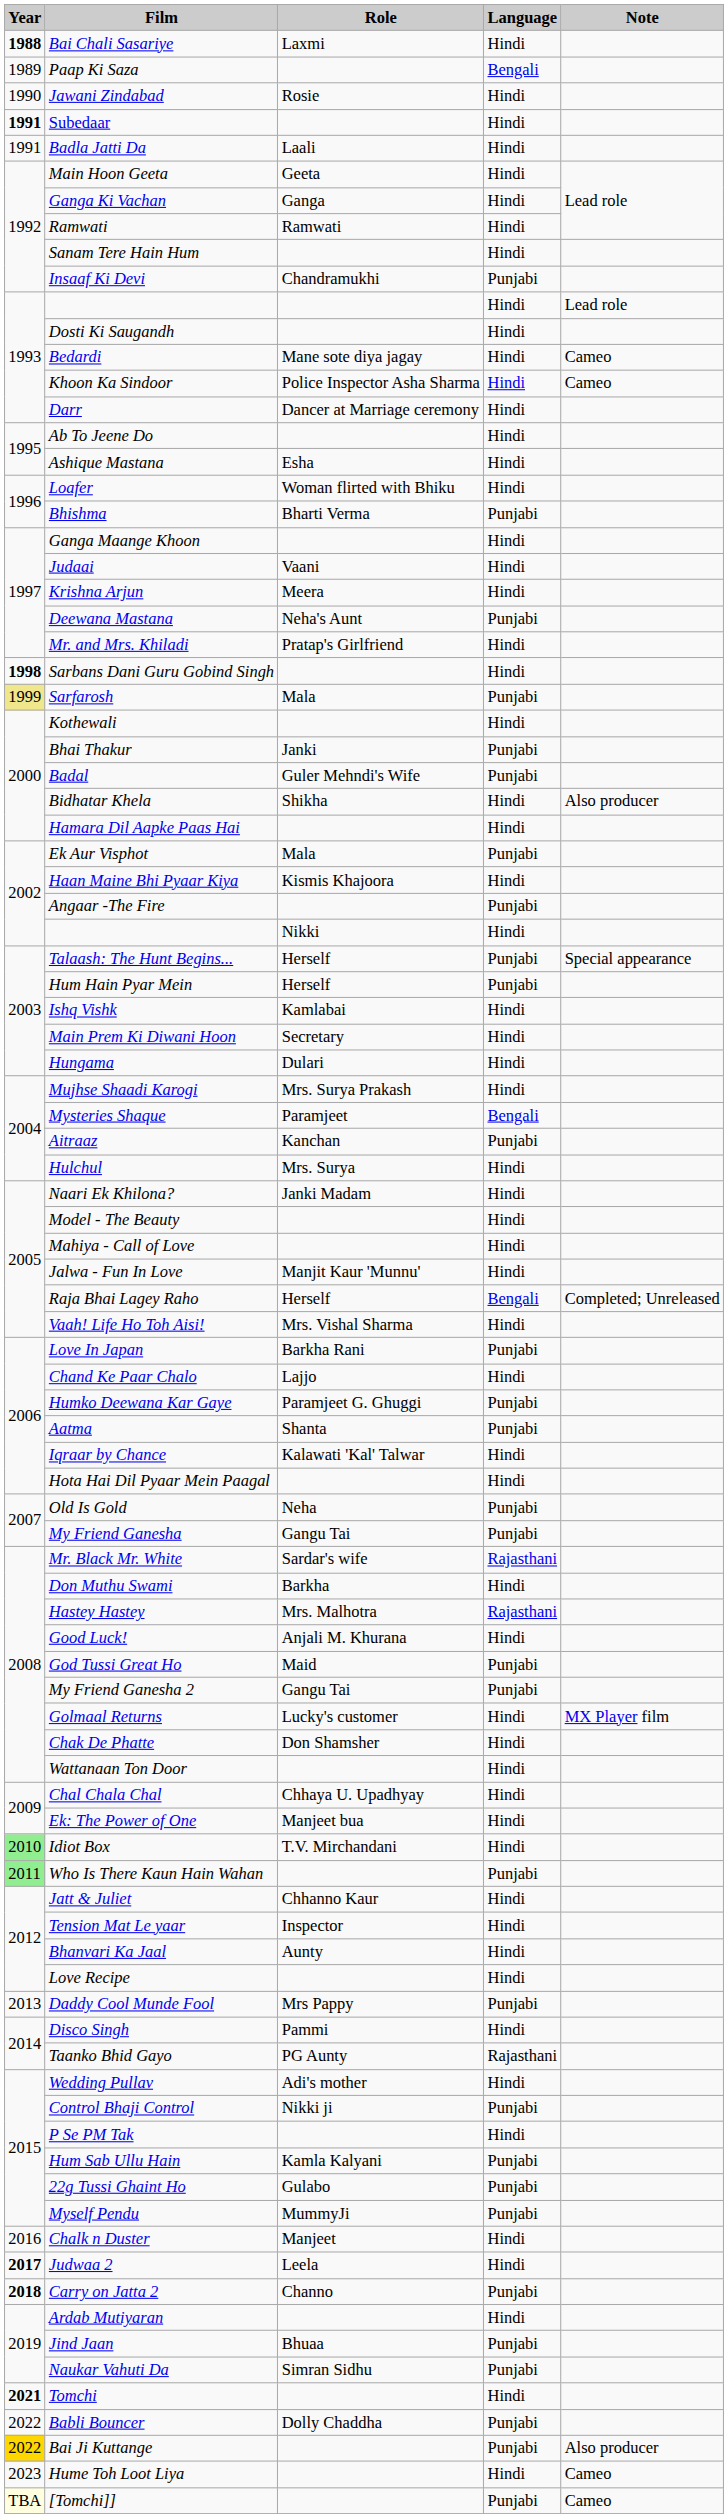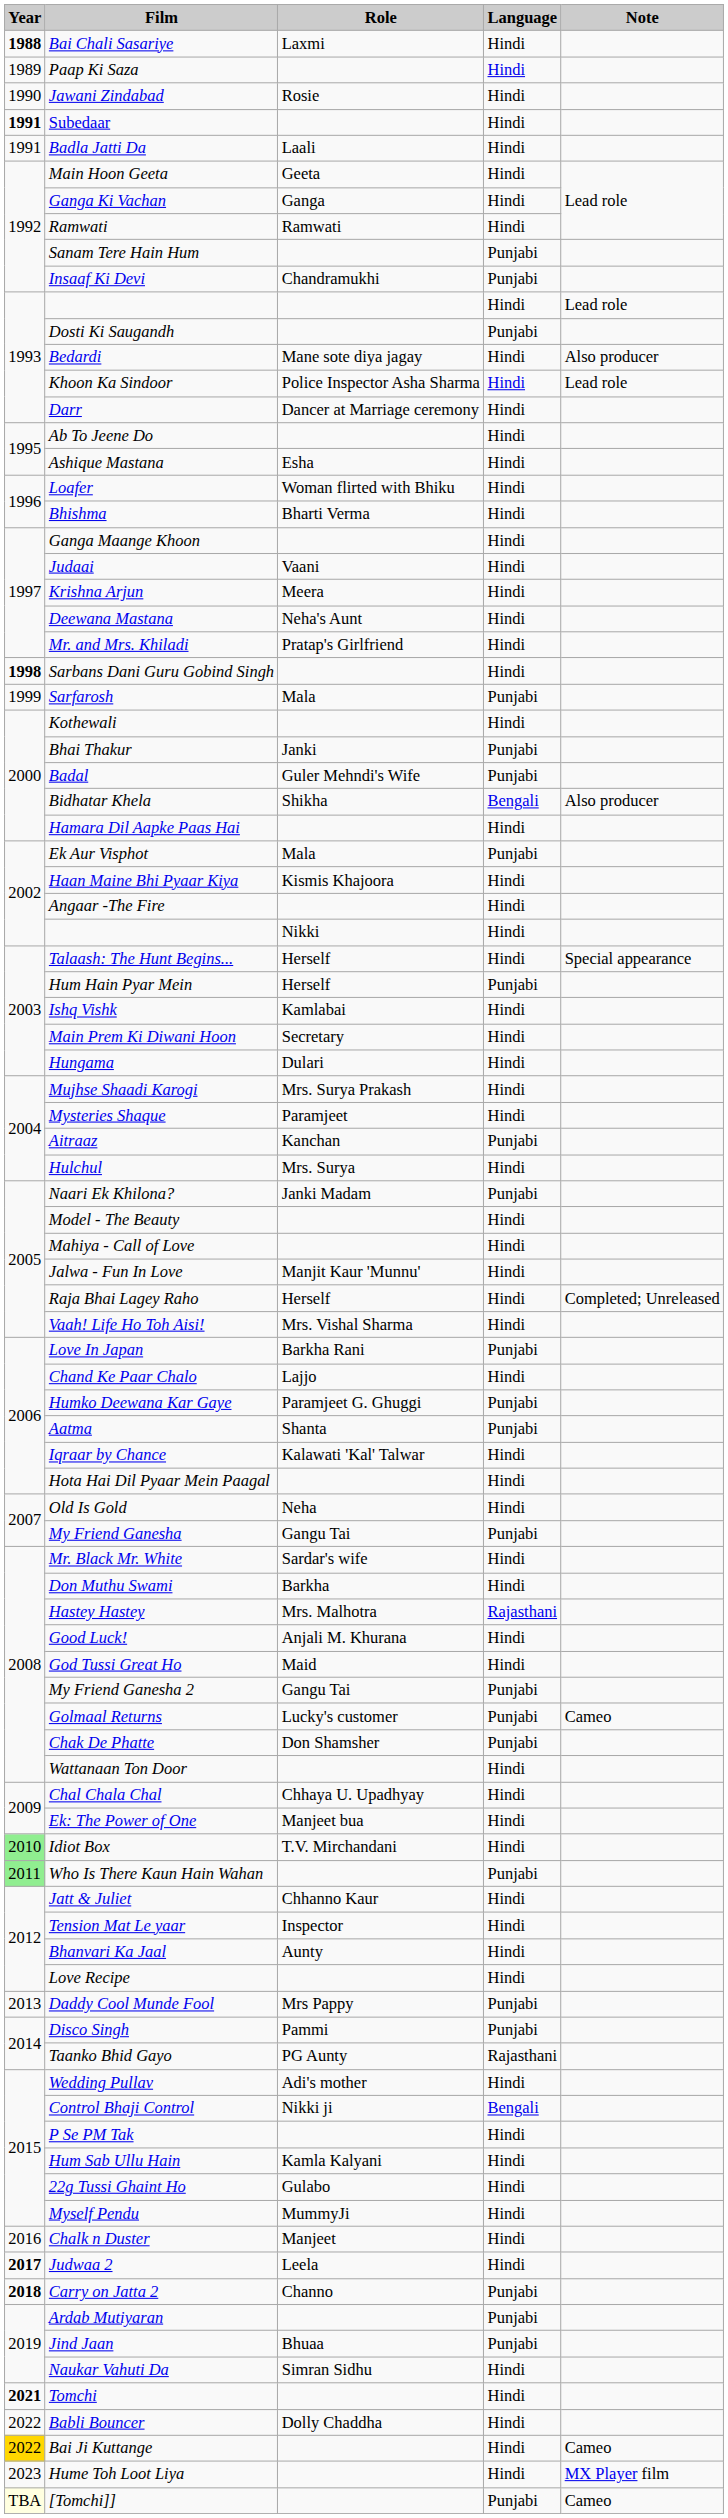(513, 69) Bengali -> (506, 69) Hindi
(506, 252) Hindi -> (513, 252) Punjabi
(506, 331) Hindi -> (513, 331) Punjabi
(588, 357) Cameo -> (612, 357) Also producer
(588, 383) Cameo -> (596, 383) Lead role
(513, 514) Punjabi -> (506, 514) Hindi
(513, 618) Punjabi -> (506, 618) Hindi
(25, 697) khaki background -> (25, 697) no background
(506, 801) Hindi -> (513, 801) Bengali
(513, 906) Punjabi -> (506, 906) Hindi
(513, 958) Punjabi -> (506, 958) Hindi
(513, 1115) Bengali -> (506, 1115) Hindi
(506, 1193) Hindi -> (513, 1193) Punjabi
(513, 1298) Bengali -> (506, 1298) Hindi
(513, 1507) Punjabi -> (506, 1507) Hindi
(522, 1559) Rajasthani -> (506, 1559) Hindi
(513, 1664) Punjabi -> (506, 1664) Hindi
(506, 1716) Hindi -> (513, 1716) Punjabi
(617, 1716) MX Player film -> (588, 1716) Cameo
(506, 1742) Hindi -> (513, 1742) Punjabi
(506, 2030) Hindi -> (513, 2030) Punjabi
(513, 2108) Punjabi -> (513, 2108) Bengali
(513, 2160) Punjabi -> (506, 2160) Hindi
(513, 2186) Punjabi -> (506, 2186) Hindi
(513, 2213) Punjabi -> (506, 2213) Hindi
(506, 2317) Hindi -> (513, 2317) Punjabi
(513, 2369) Punjabi -> (506, 2369) Hindi
(513, 2422) Punjabi -> (506, 2422) Hindi
(513, 2448) Punjabi -> (506, 2448) Hindi
(612, 2448) Also producer -> (588, 2448) Cameo
(588, 2474) Cameo -> (617, 2474) MX Player film
